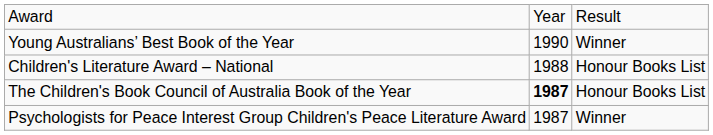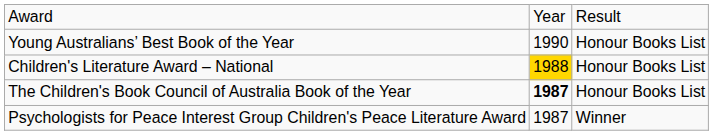(601, 42) Winner -> (641, 42) Honour Books List
(551, 67) no background -> (551, 67) gold background
